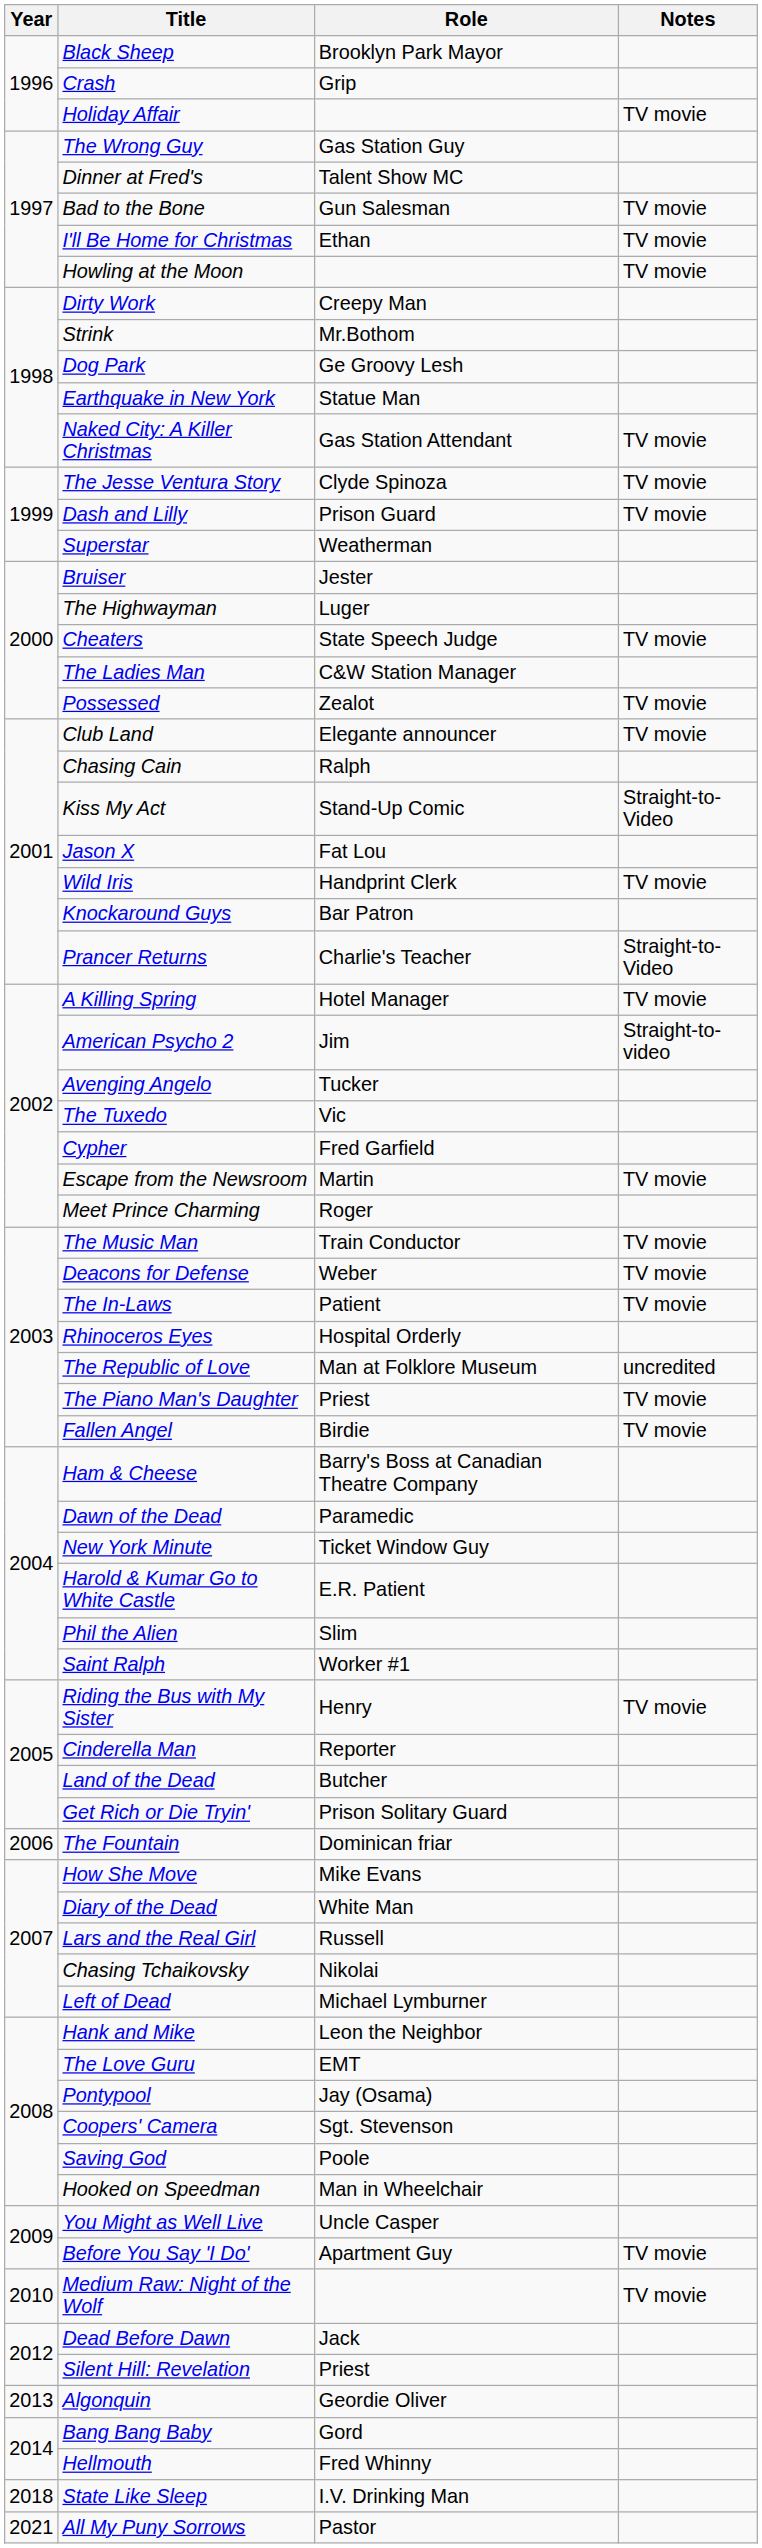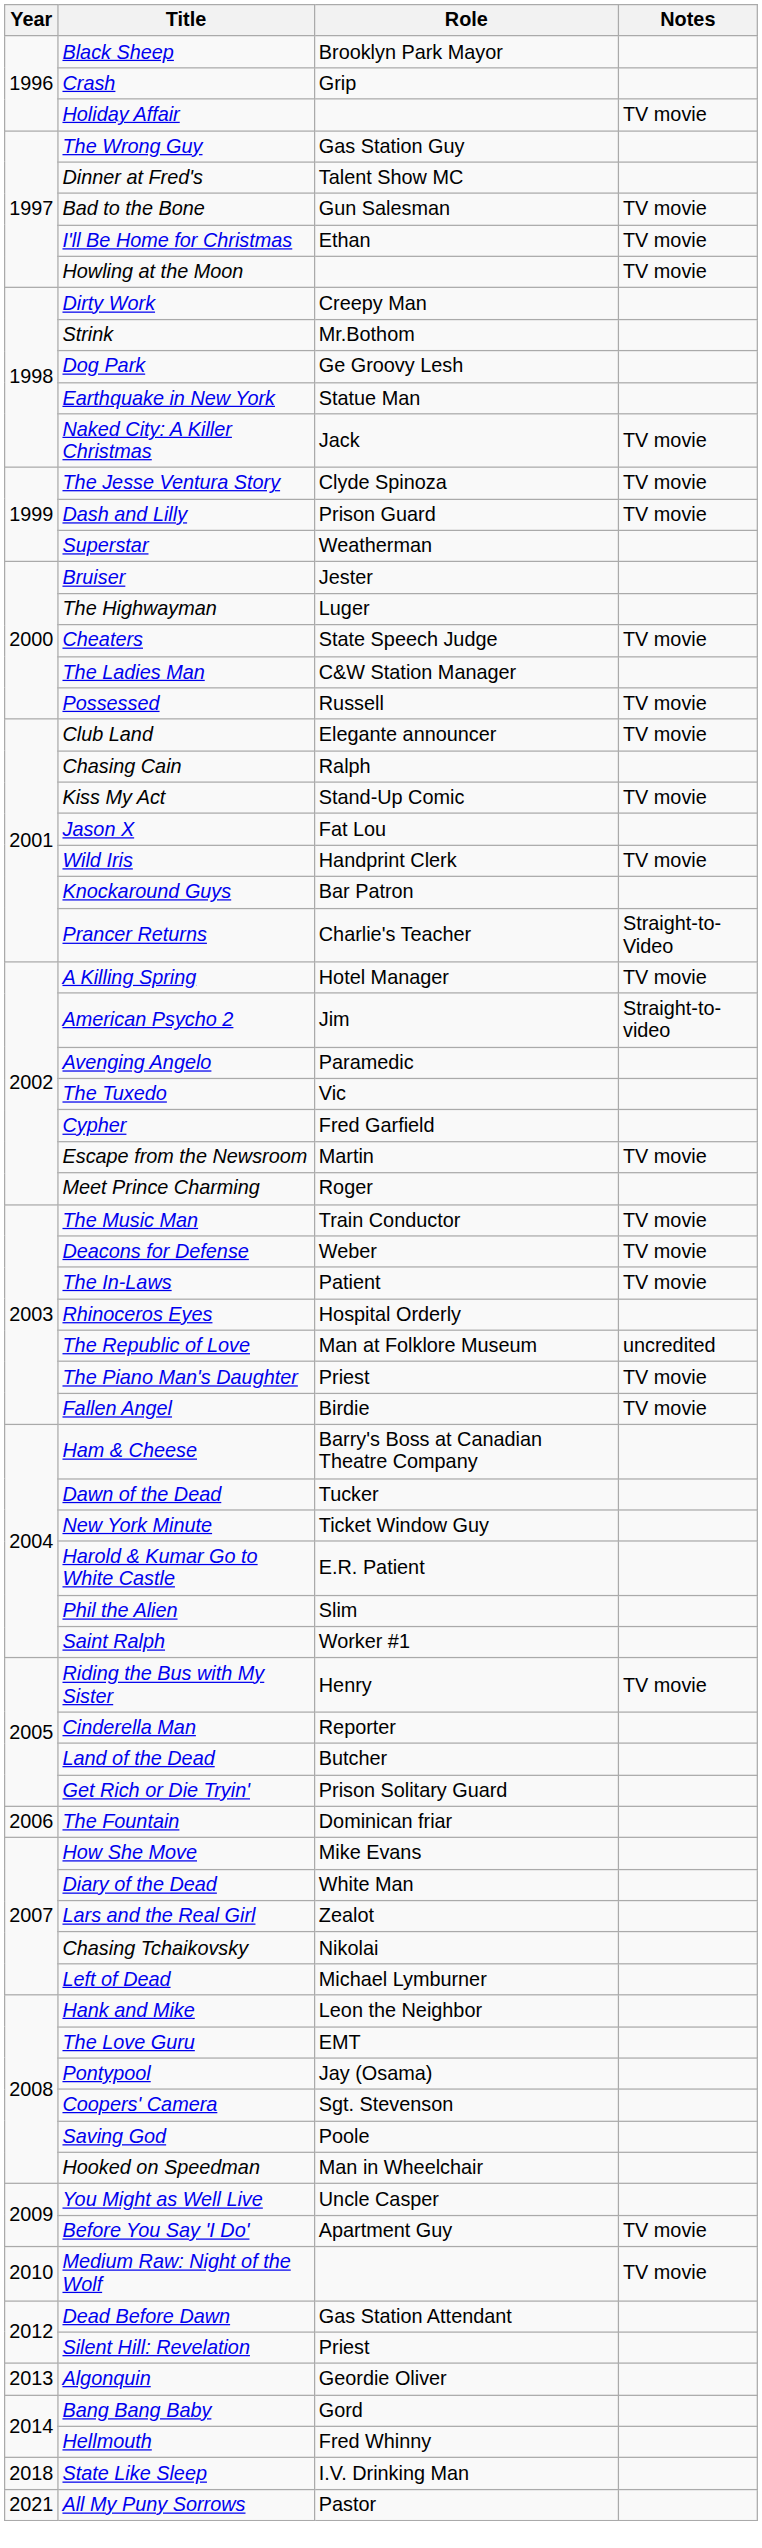(415, 440) Gas Station Attendant -> (339, 440) Jack
(346, 703) Zealot -> (351, 703) Russell
(672, 808) Straight-to-Video -> (665, 797) TV movie
(349, 1084) Tucker -> (366, 1062) Paramedic
(366, 1516) Paramedic -> (349, 1493) Tucker
(351, 1938) Russell -> (346, 1916) Zealot
(339, 2338) Jack -> (415, 2316) Gas Station Attendant
